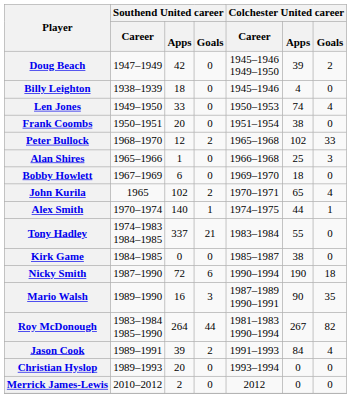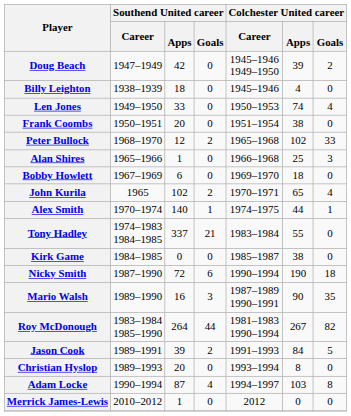(330, 350) 4 -> (330, 350) 5
(298, 367) 0 -> (298, 367) 8
+ row: (57, 384)
(180, 384) 2 -> (180, 402) 1
